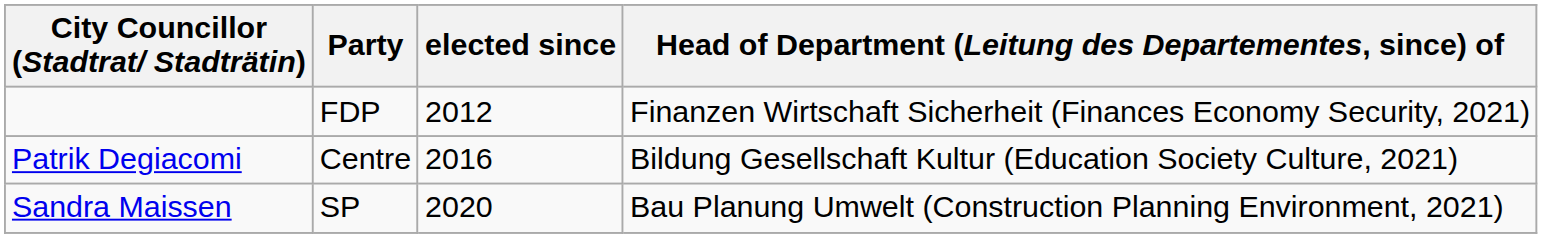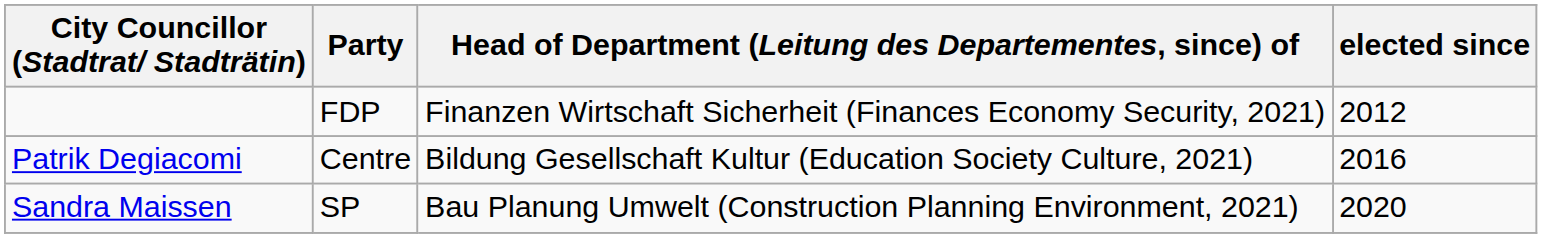columns swapped: (1080, 45) <-> (521, 45)
